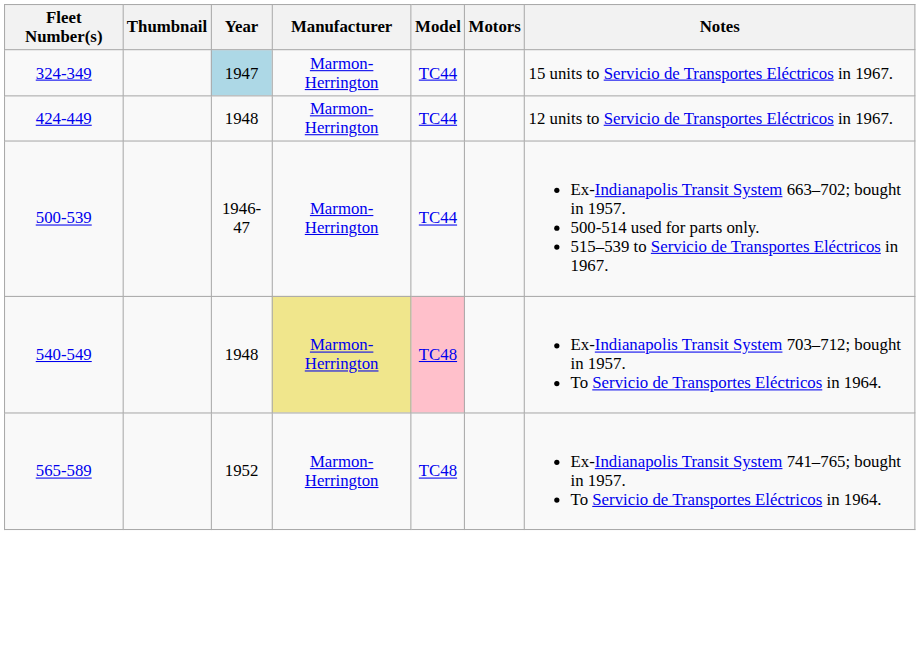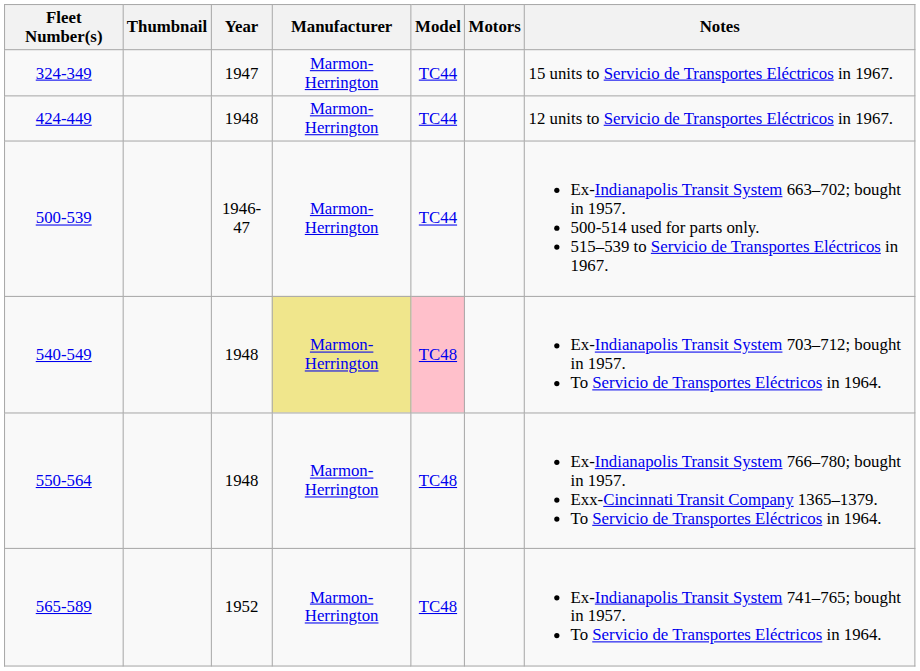(242, 72) lightblue background -> (242, 72) no background
+ row: (64, 480)
